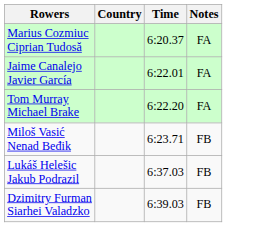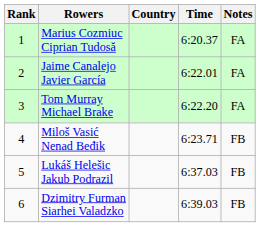+ column: (21, 14)
